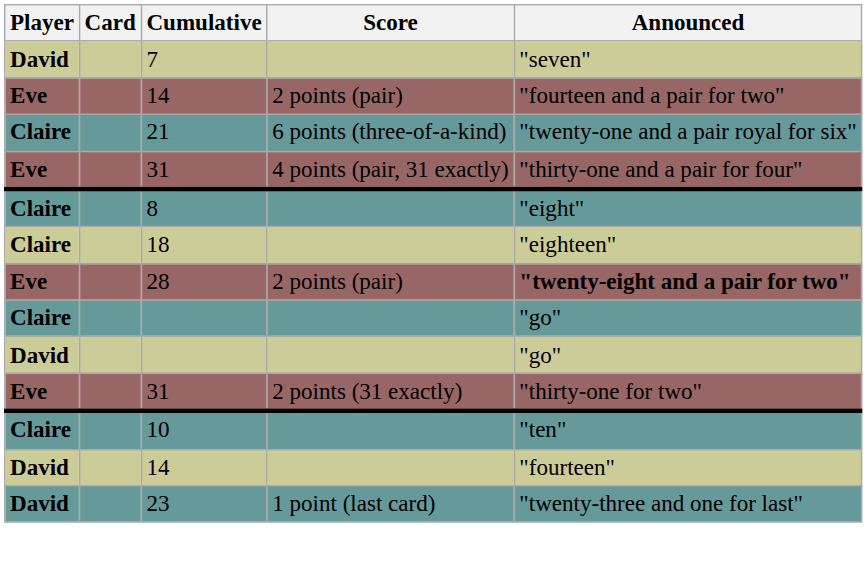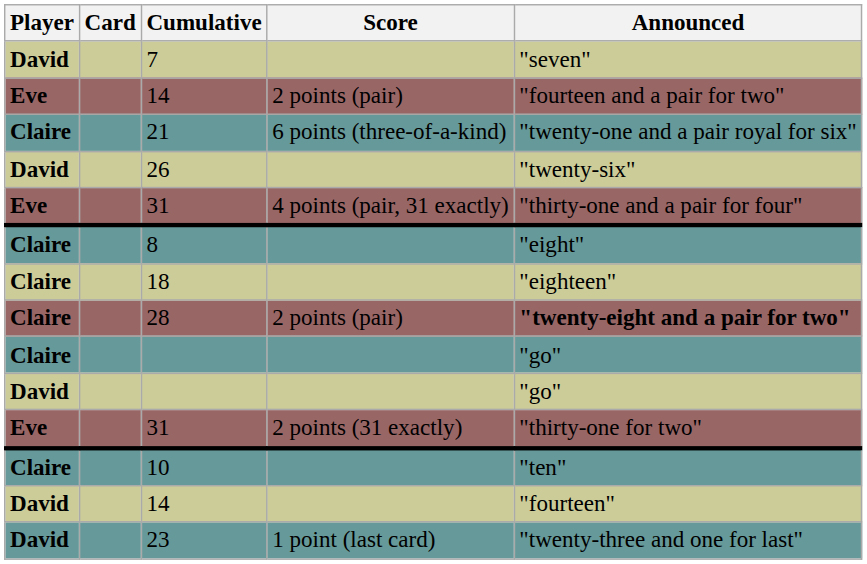+ row: (158, 168)
(29, 281) Eve -> (41, 318) Claire
